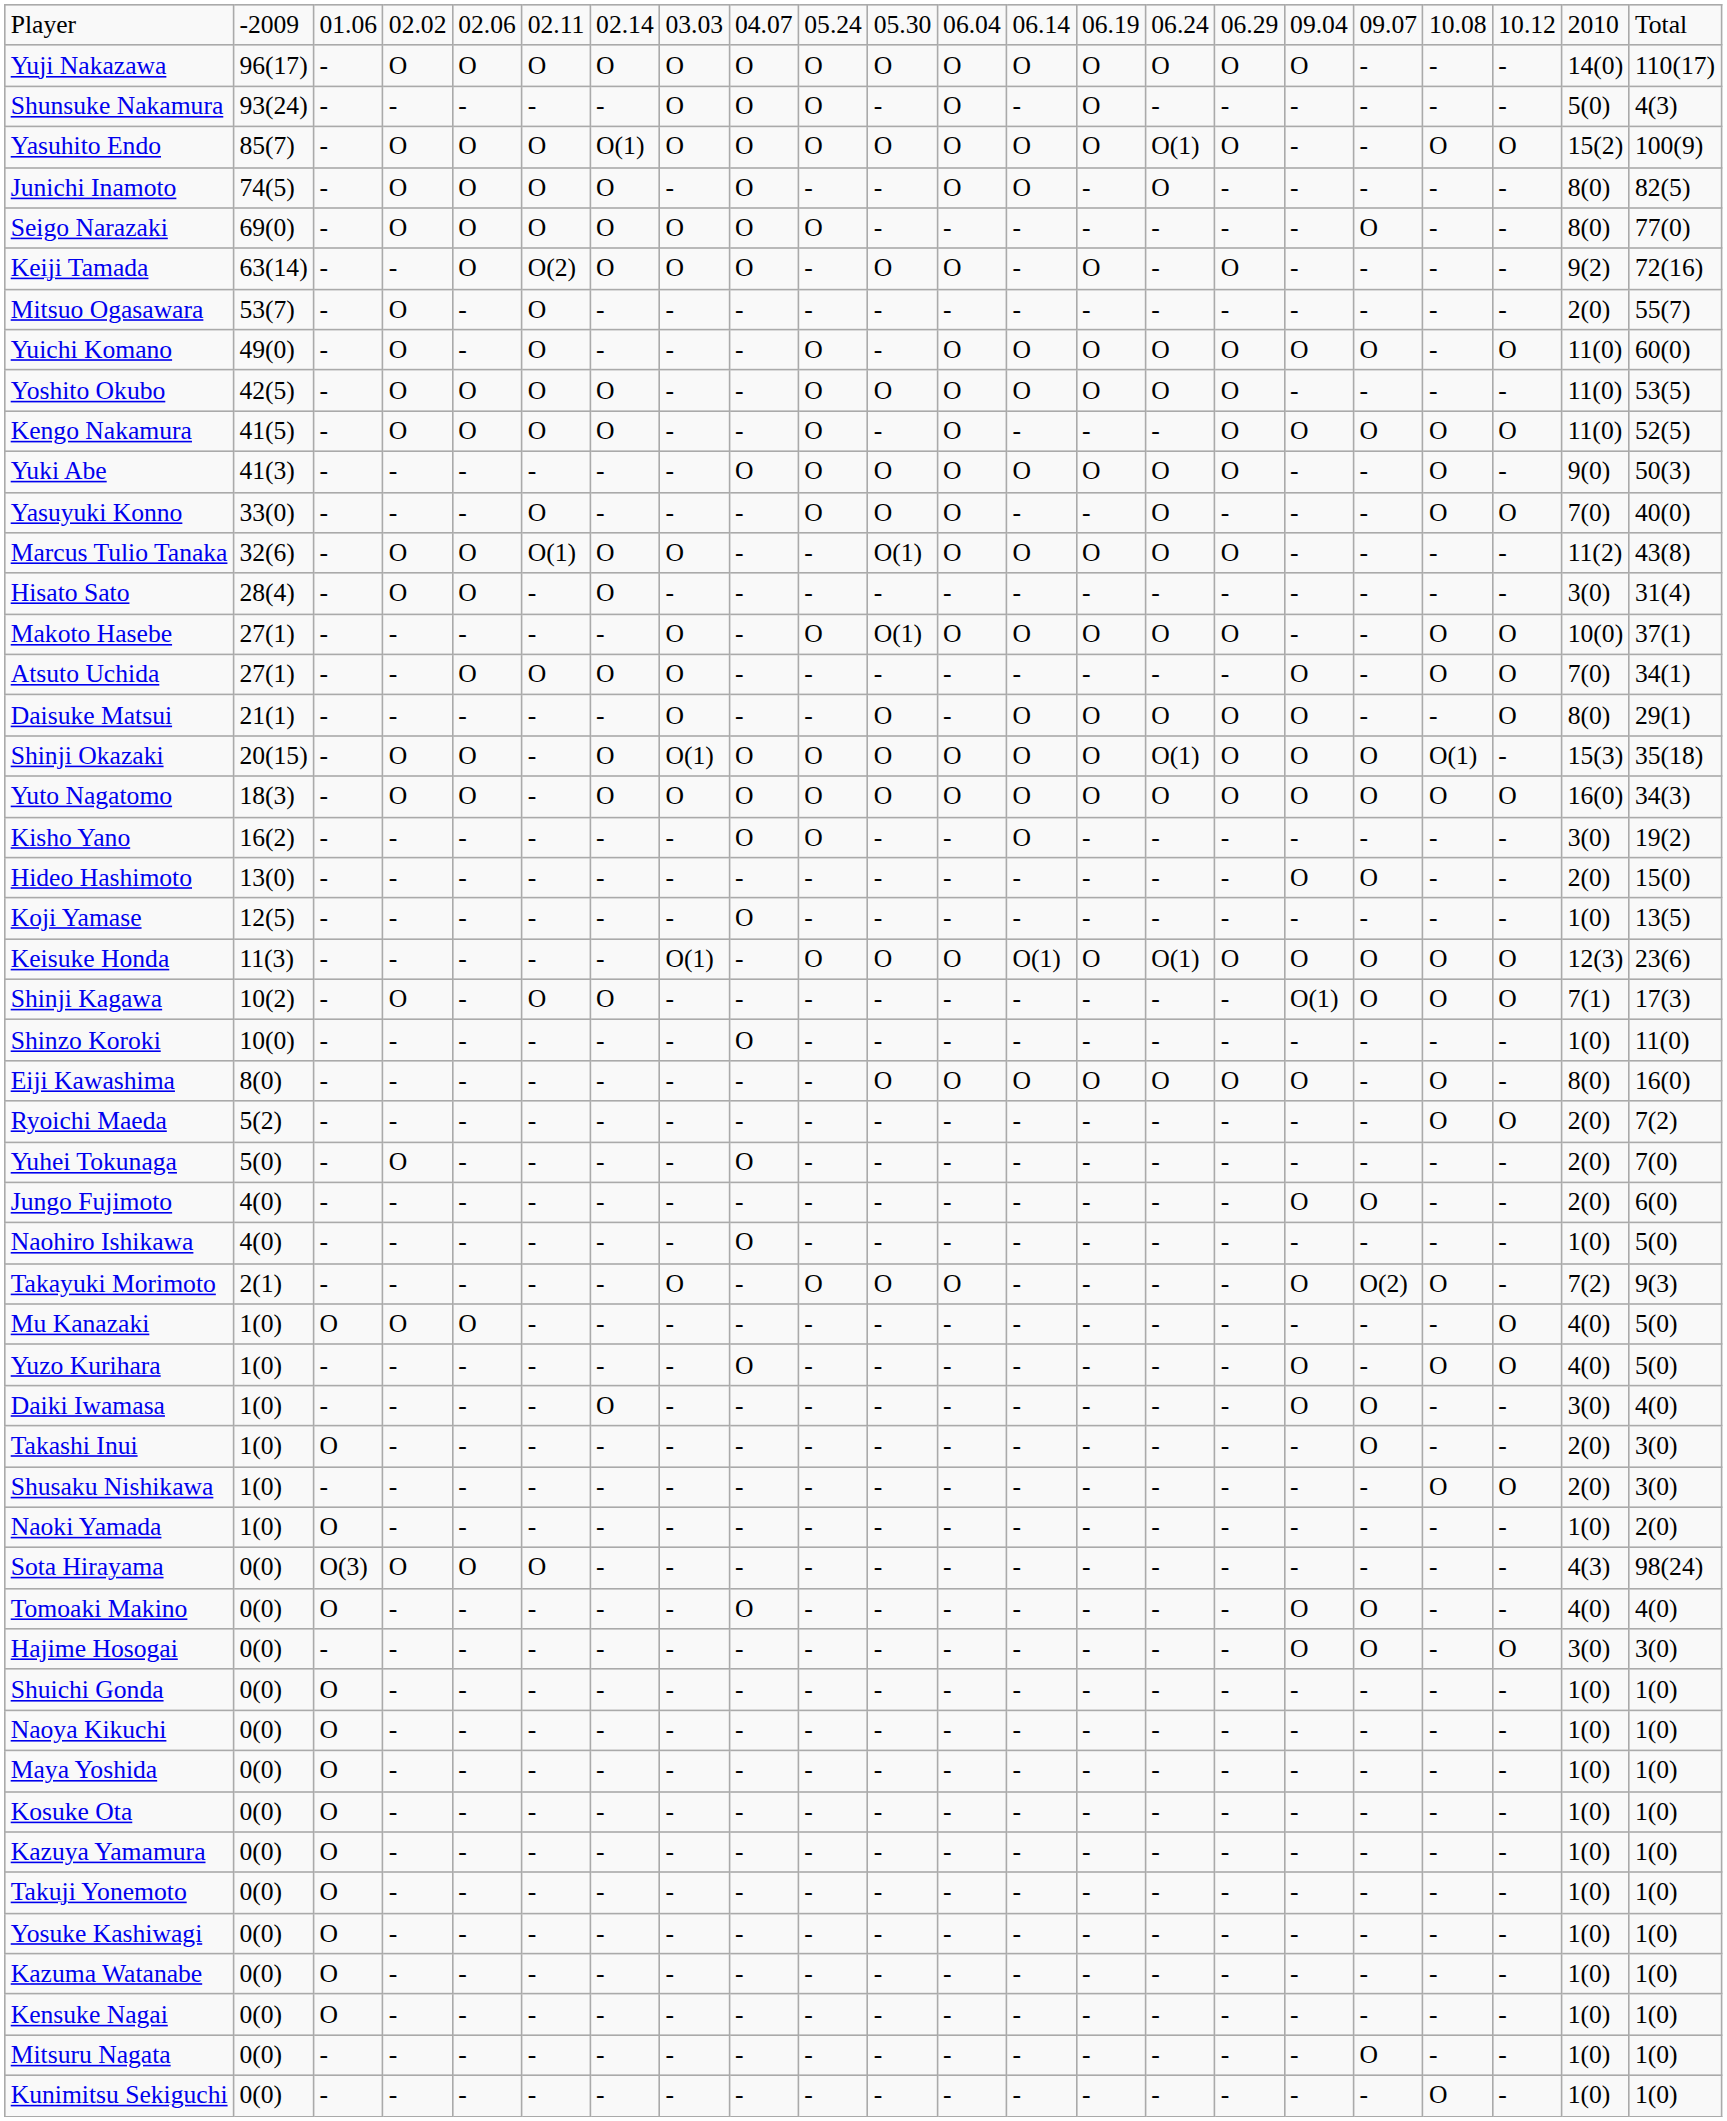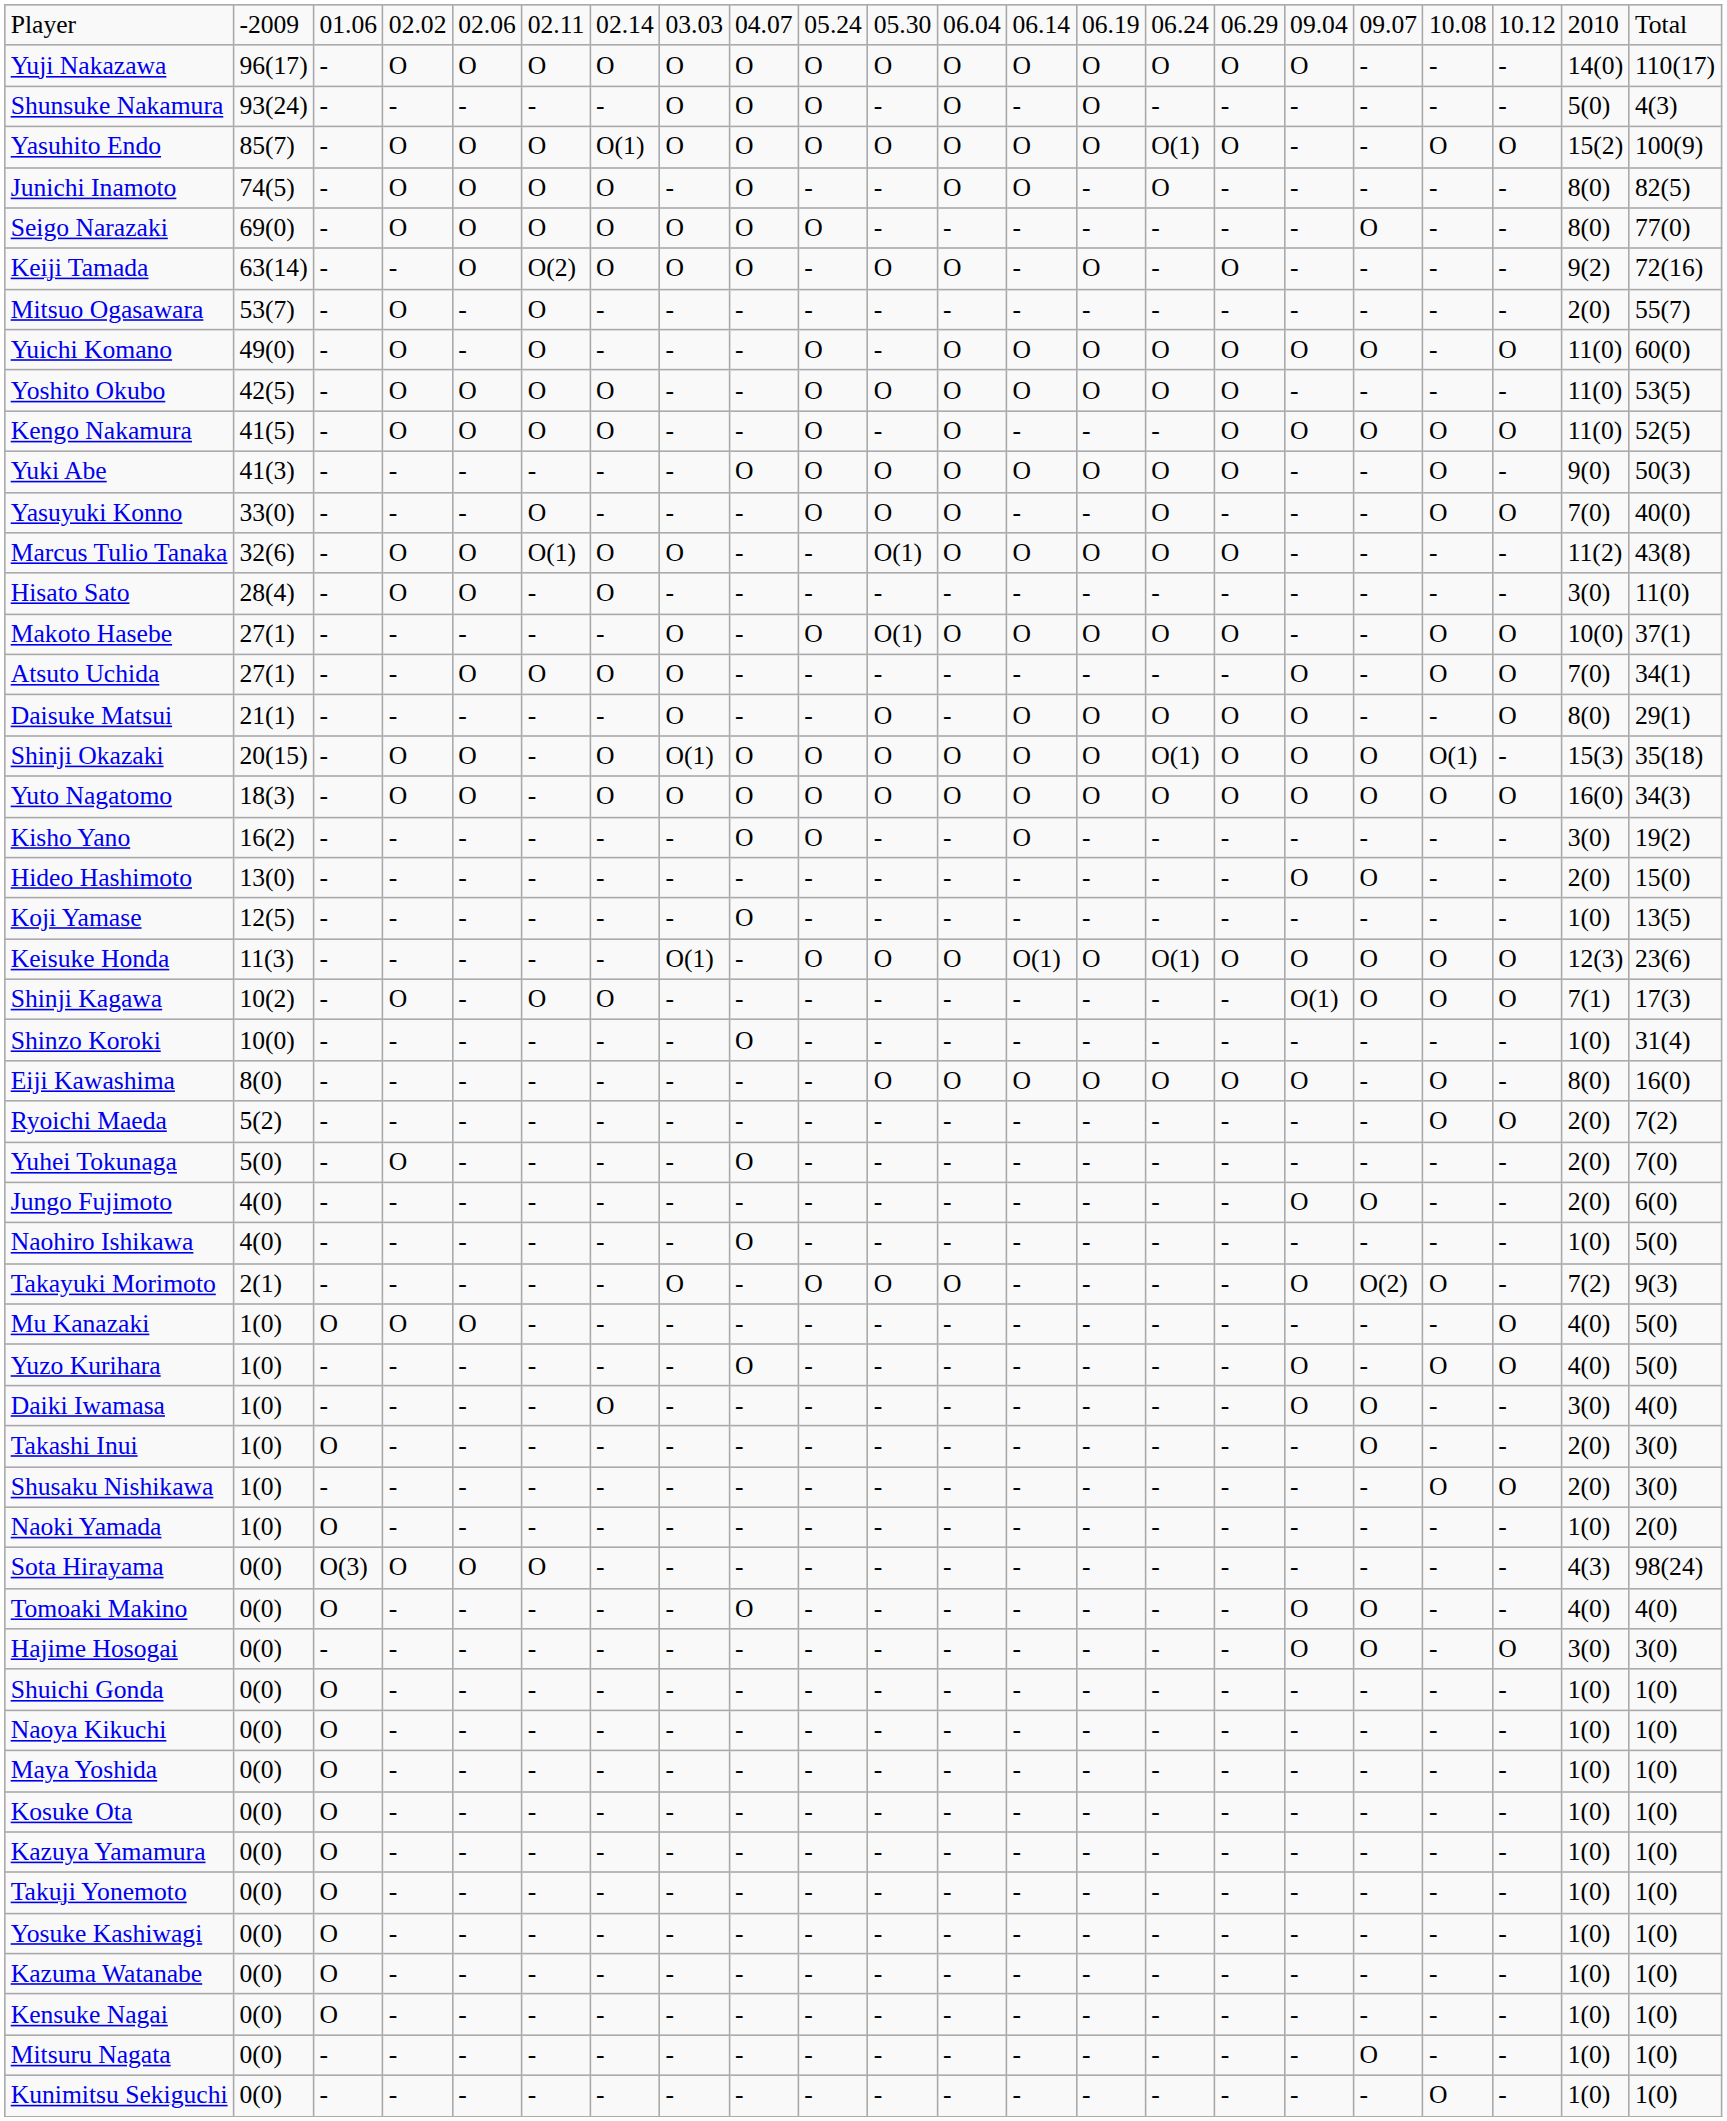(1663, 593) 31(4) -> (1662, 593) 11(0)
(1662, 1039) 11(0) -> (1663, 1039) 31(4)
